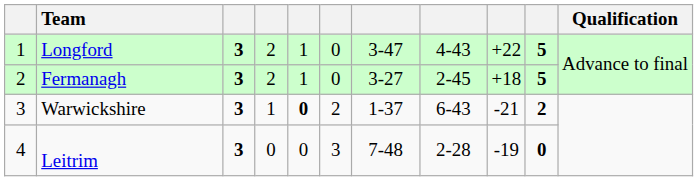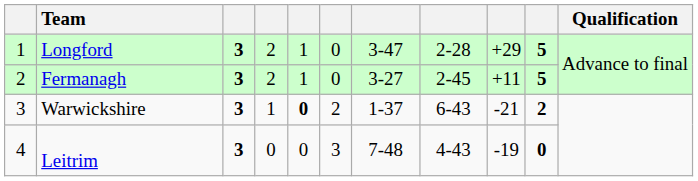(453, 49) 4-43 -> (453, 49) 2-28
(506, 49) +22 -> (506, 49) +29
(506, 79) +18 -> (506, 79) +11
(453, 149) 2-28 -> (453, 149) 4-43
